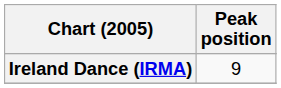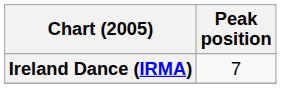(236, 68) 9 -> (236, 68) 7
